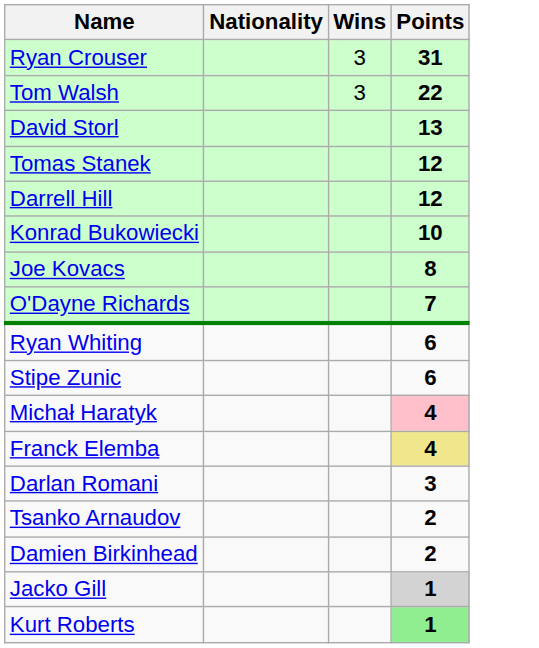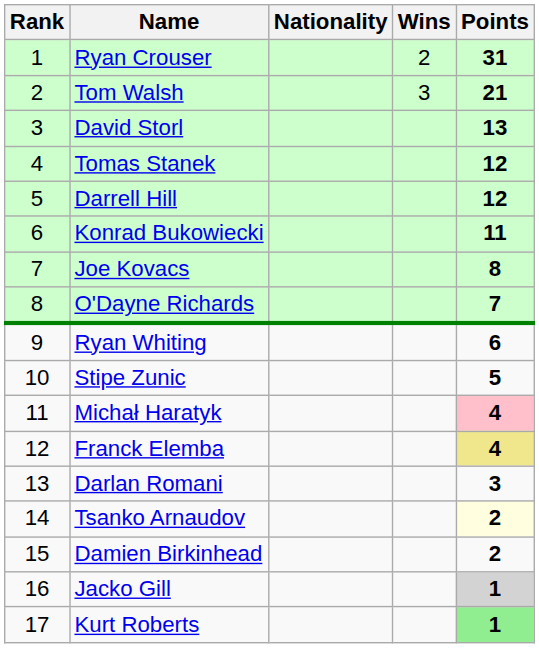+ column: (37, 22)
(360, 57) 3 -> (424, 57) 2
(430, 92) 22 -> (495, 92) 21
(430, 233) 10 -> (495, 233) 11
(430, 377) 6 -> (495, 377) 5
(430, 518) no background -> (495, 518) lightyellow background
